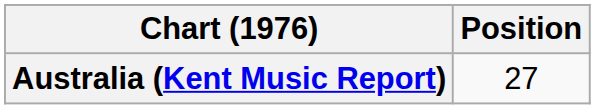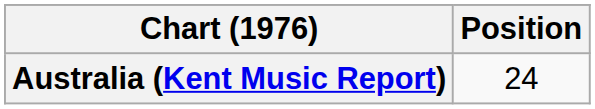(521, 77) 27 -> (521, 77) 24
